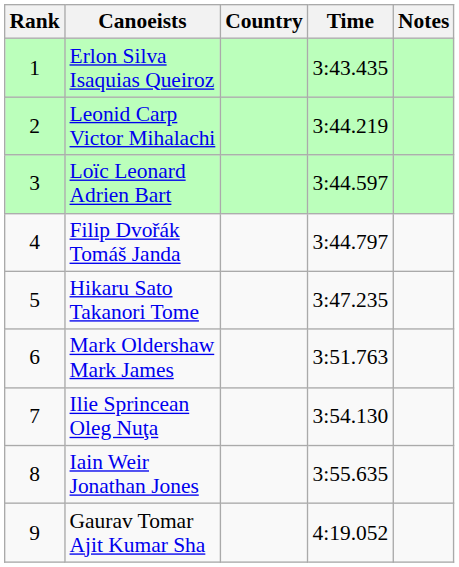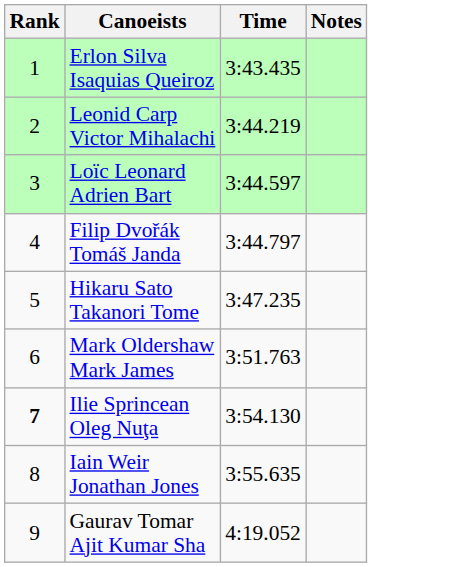- column: (264, 21)
(35, 416) normal -> (35, 416) bold
